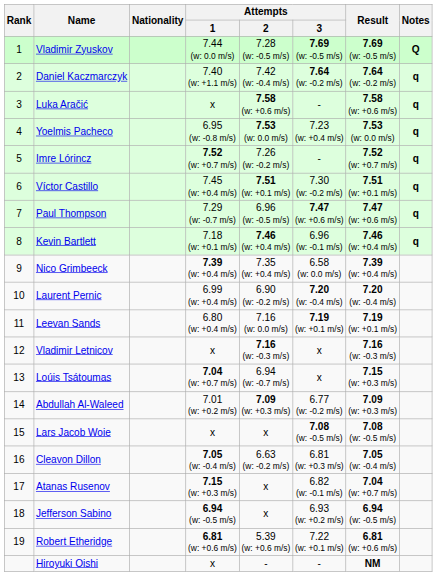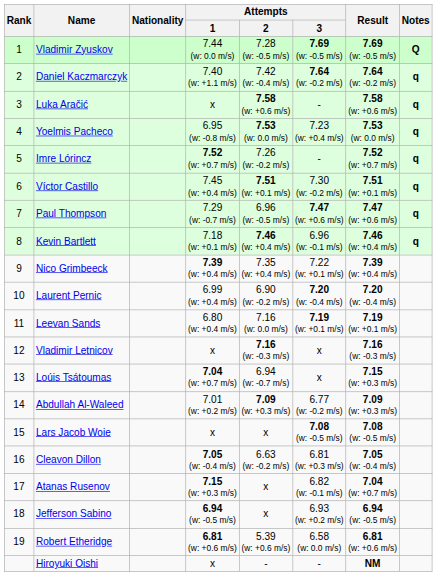(319, 268) 6.58 (w: 0.0 m/s) -> (319, 268) 7.22 (w: +0.1 m/s)
(319, 542) 7.22 (w: +0.1 m/s) -> (319, 542) 6.58 (w: 0.0 m/s)
